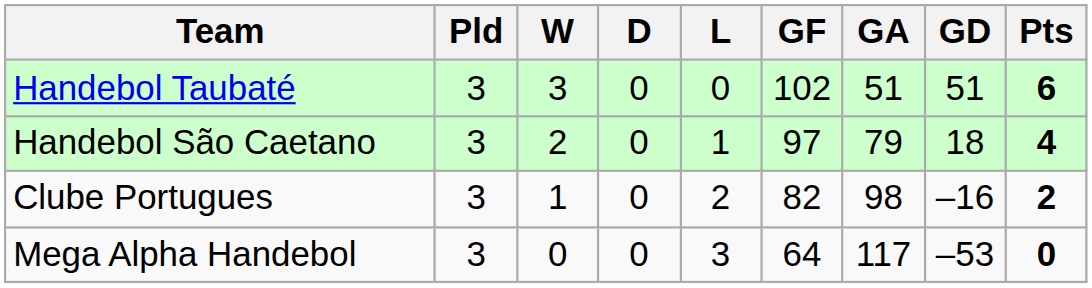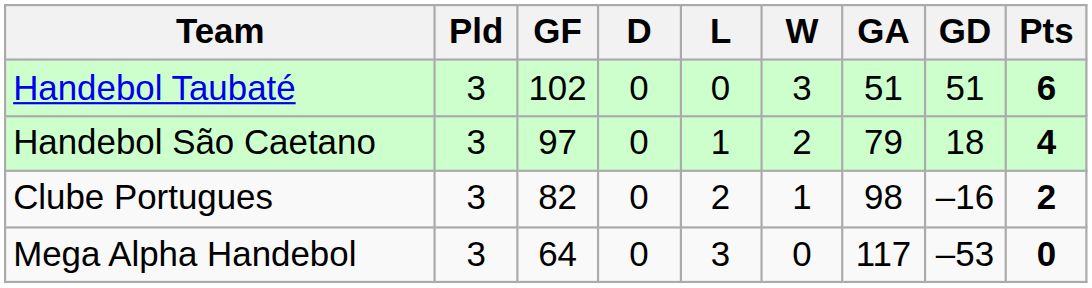columns swapped: (558, 32) <-> (802, 32)
